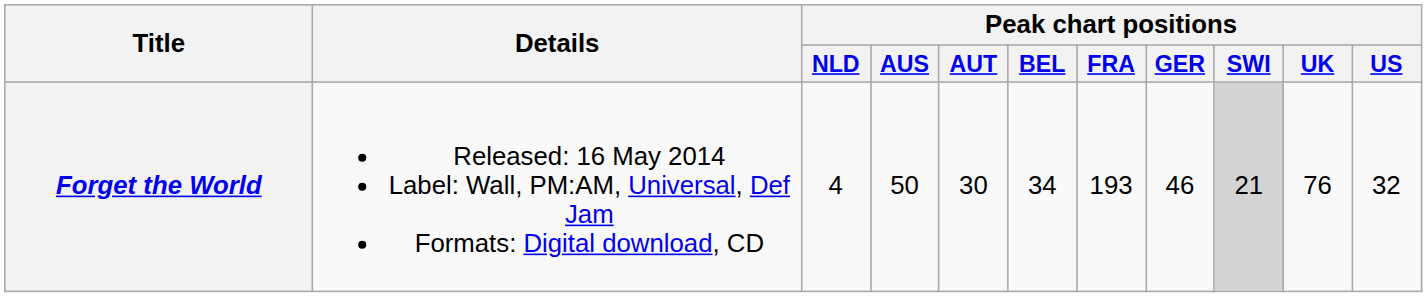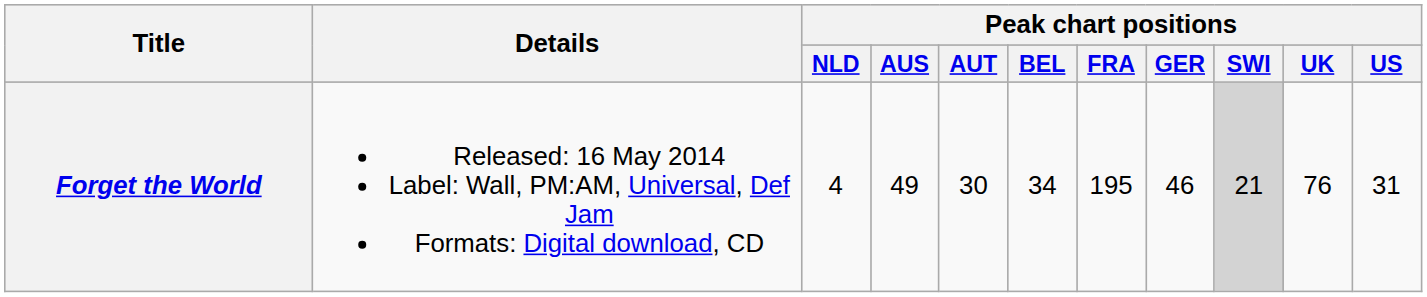(905, 186) 50 -> (905, 186) 49
(1111, 186) 193 -> (1111, 186) 195
(1386, 186) 32 -> (1386, 186) 31
